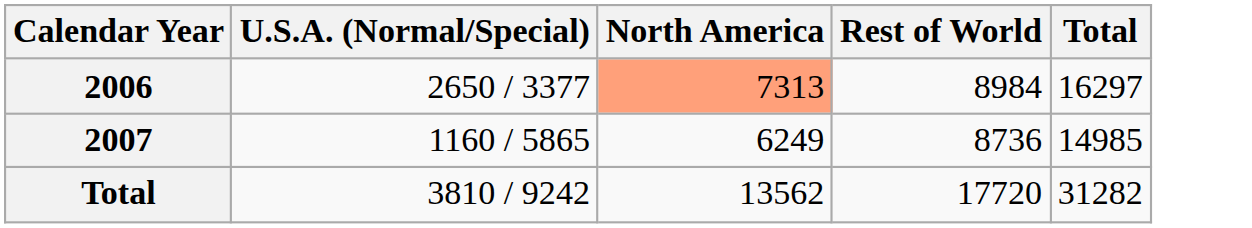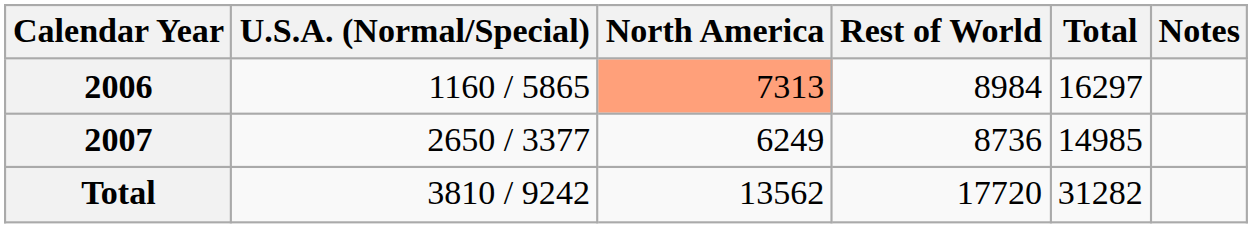+ column: (1199, 31)
(509, 85) 2650 / 3377 -> (509, 85) 1160 / 5865
(509, 139) 1160 / 5865 -> (509, 139) 2650 / 3377
